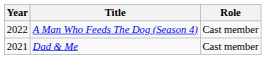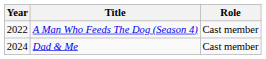(17, 46) 2021 -> (17, 46) 2024
